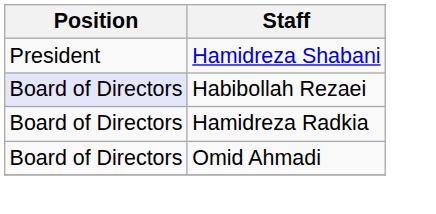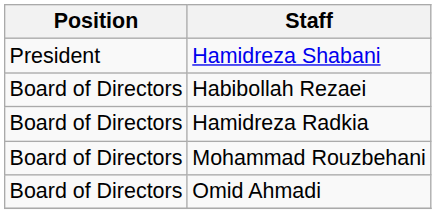(96, 89) lavender background -> (96, 89) no background
+ row: (309, 157)
